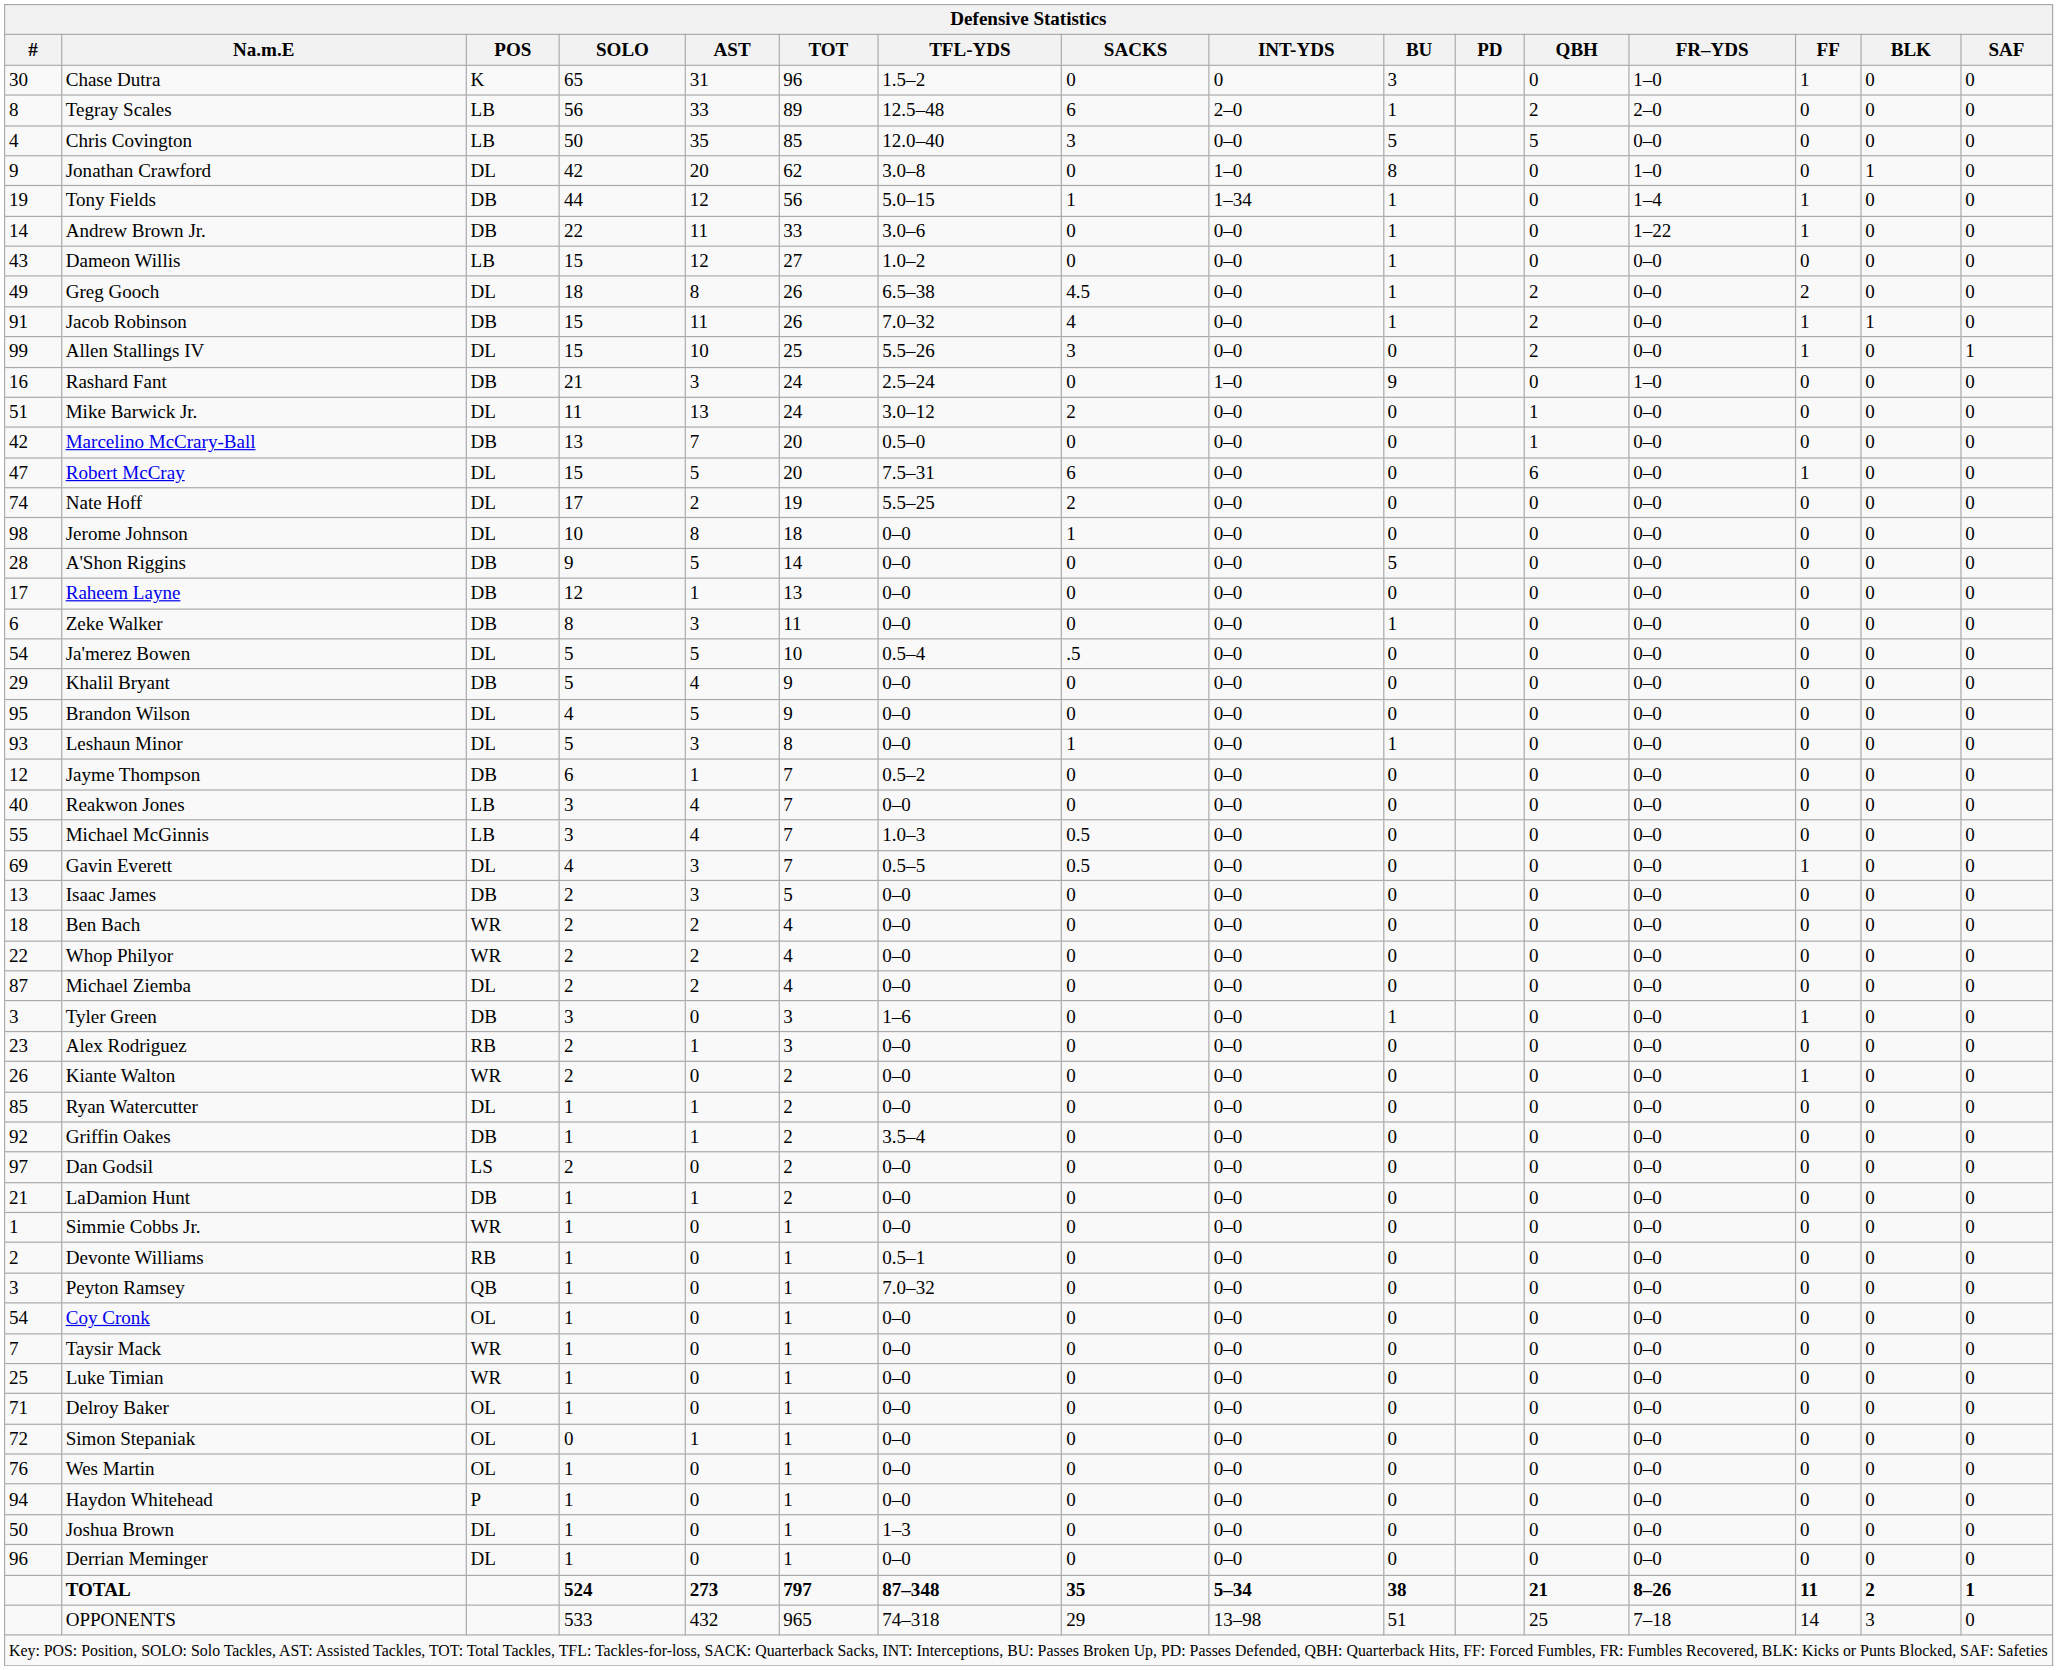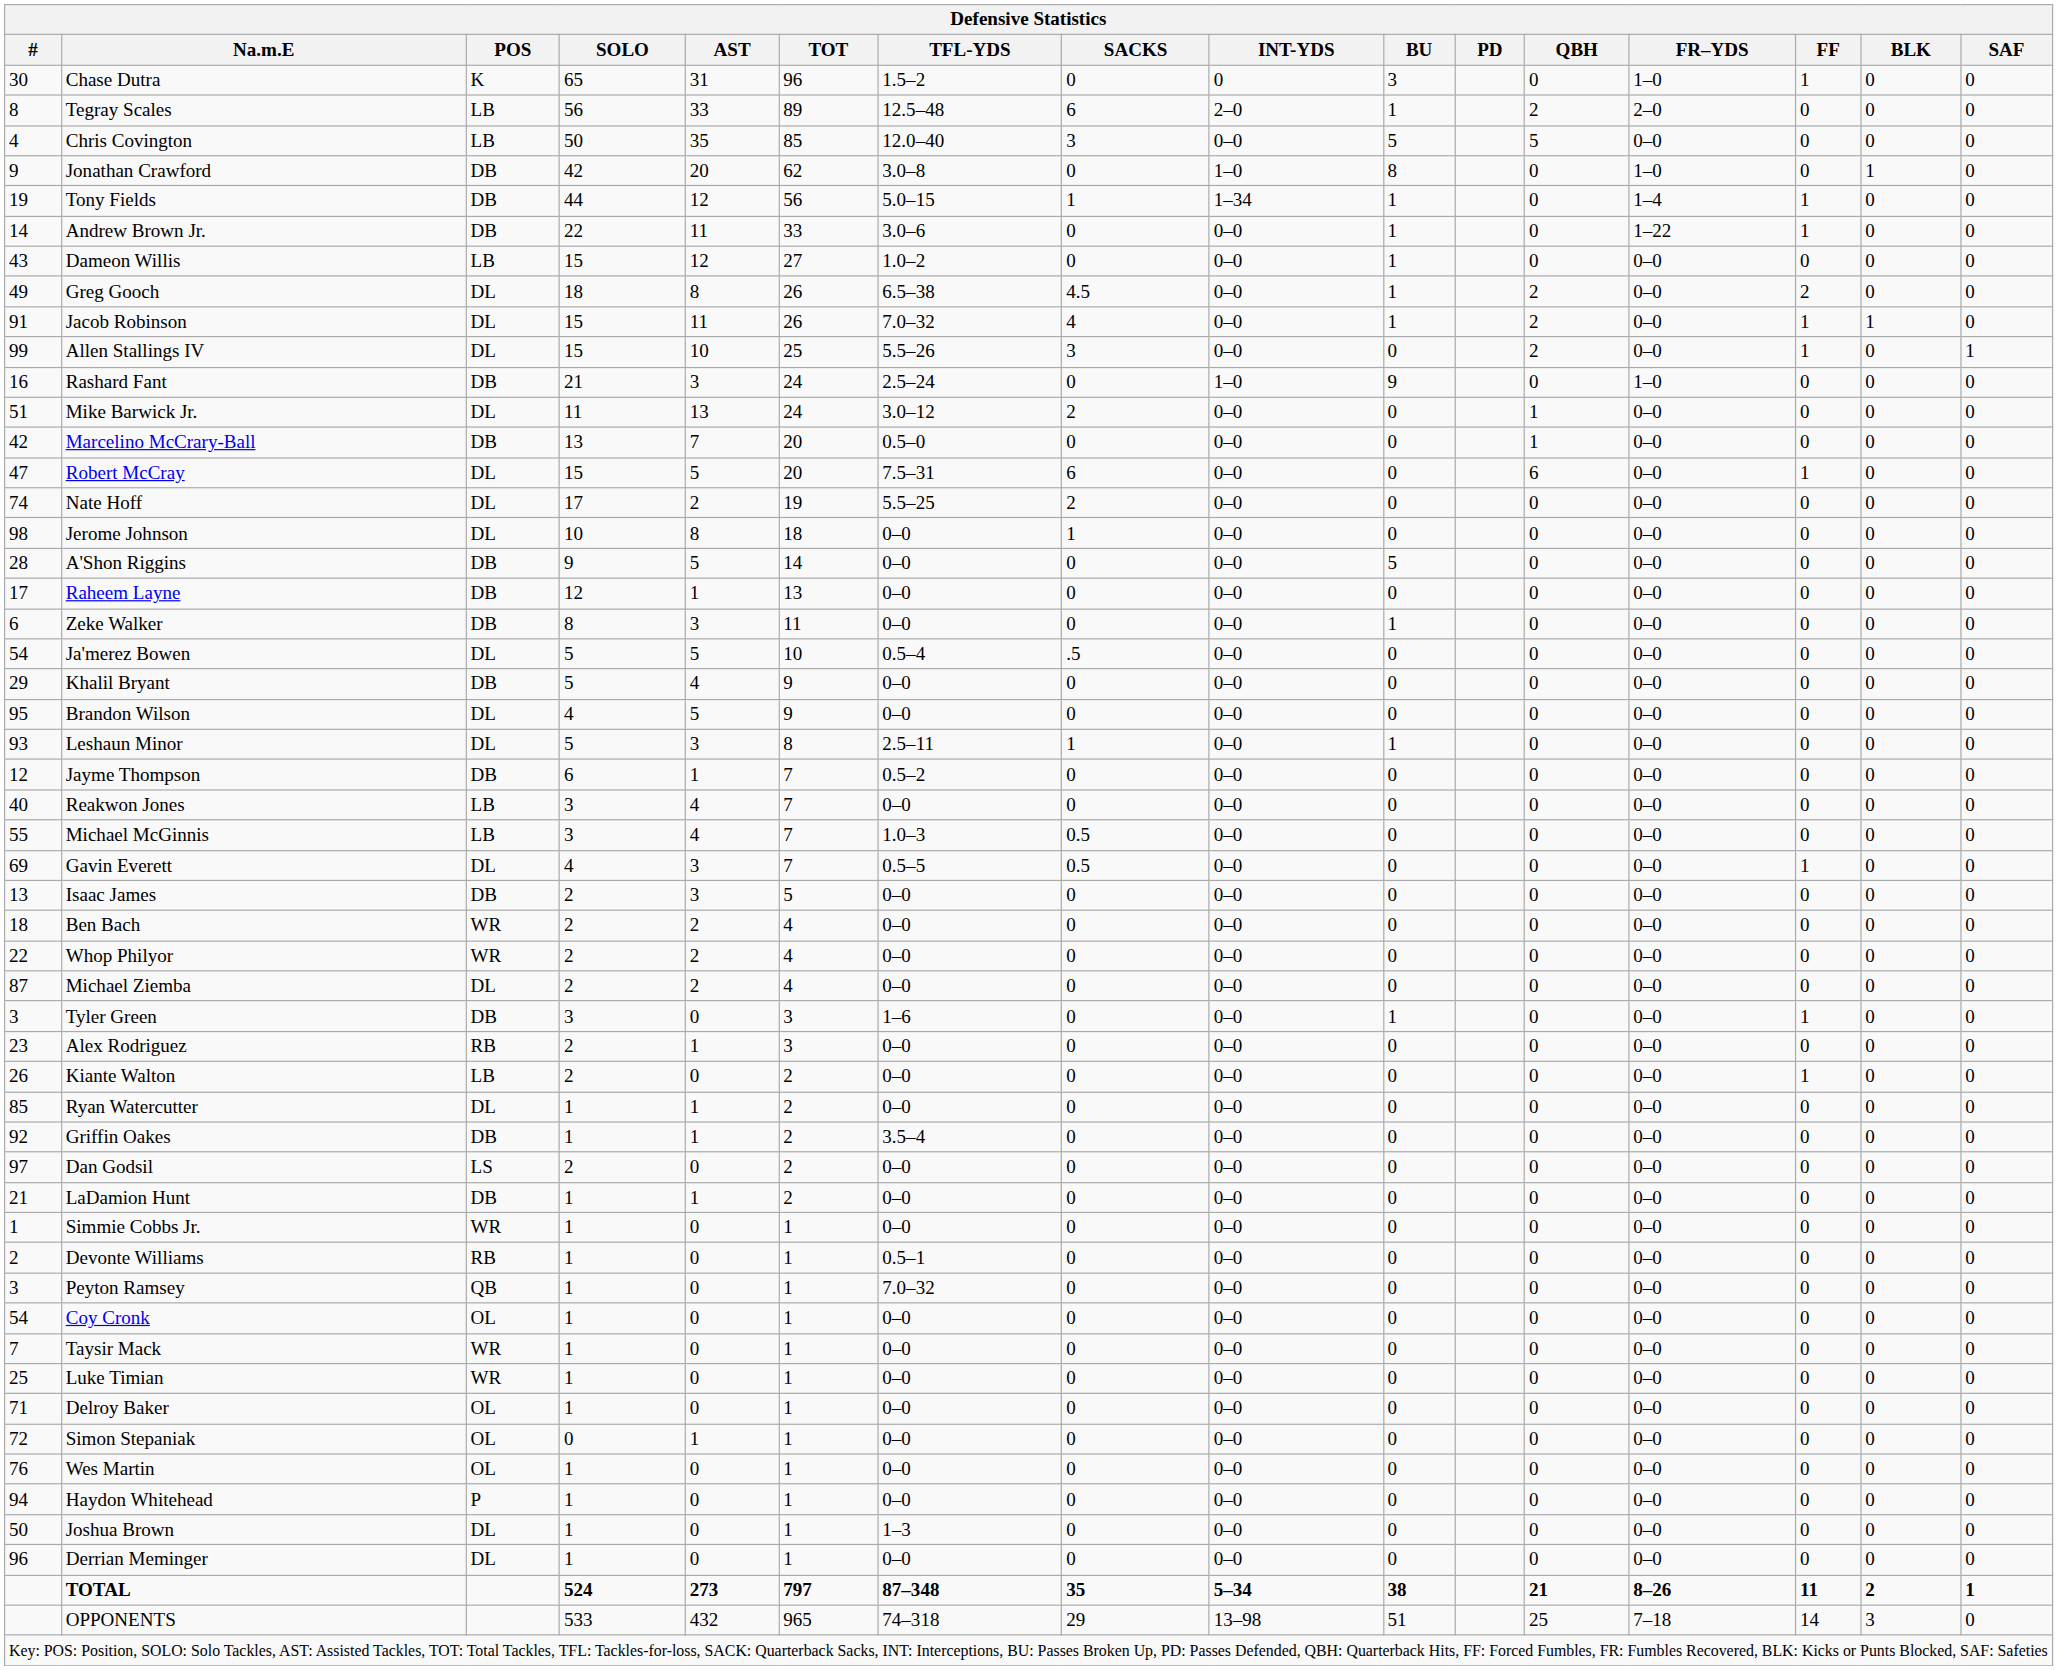(483, 170) DL -> (484, 170) DB
(484, 321) DB -> (483, 321) DL
(897, 744) 0–0 -> (908, 744) 2.5–11
(486, 1076) WR -> (483, 1076) LB
